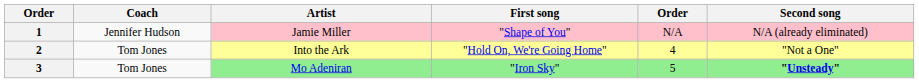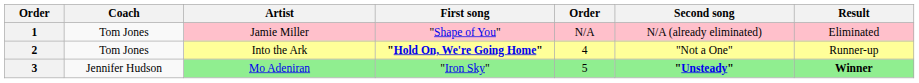+ column: (854, 13)
(142, 31) Jennifer Hudson -> (124, 31) Tom Jones
(535, 50) normal -> (465, 50) bold
(142, 68) Tom Jones -> (124, 68) Jennifer Hudson
